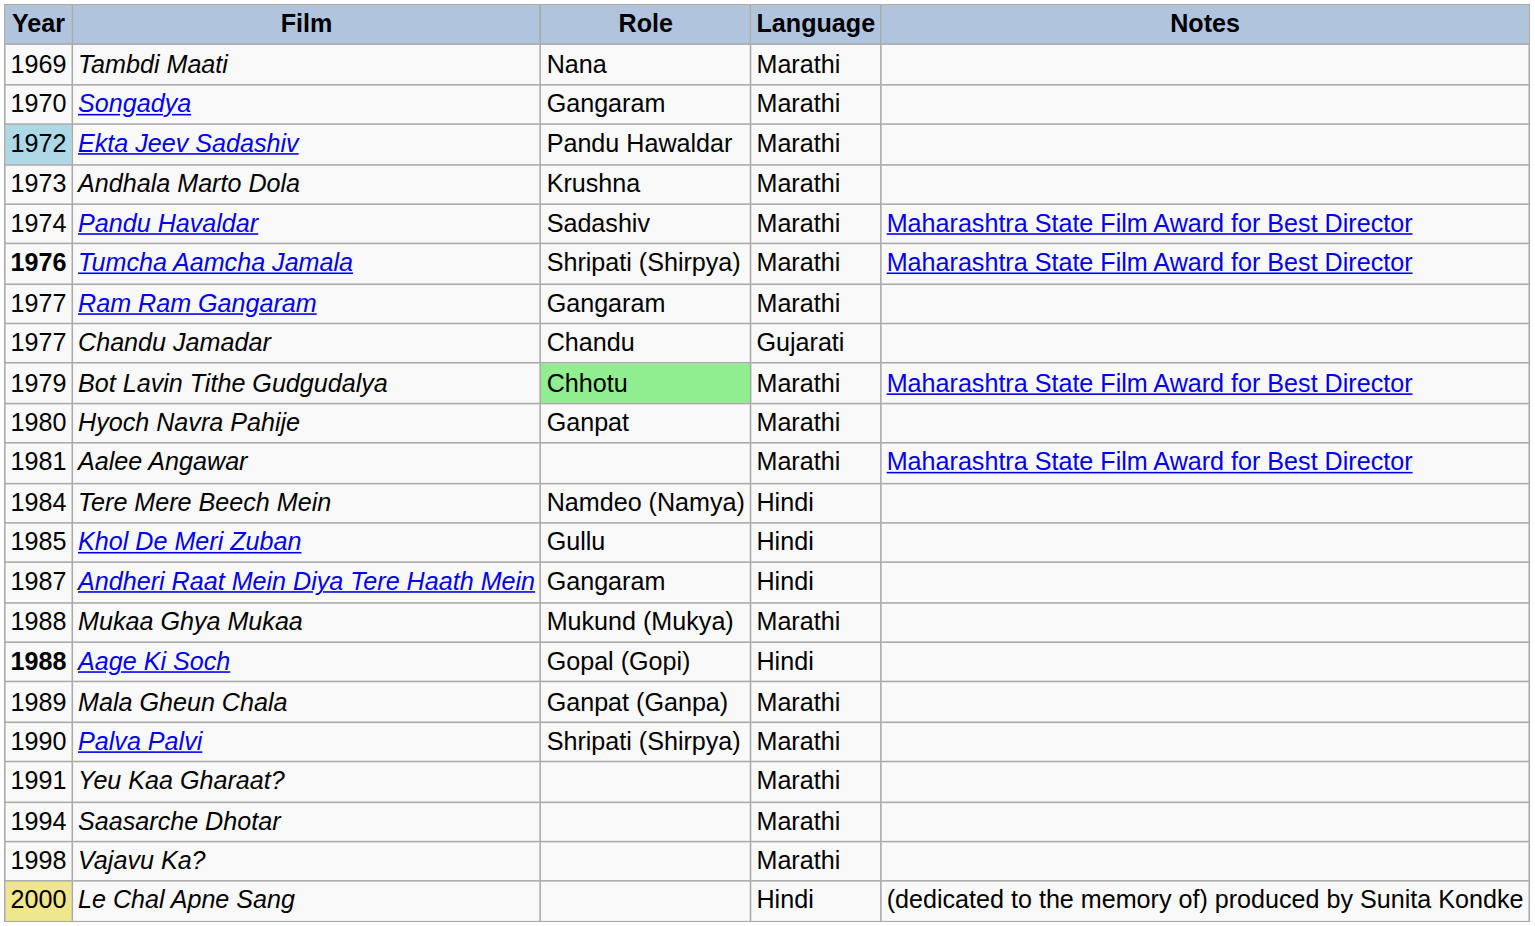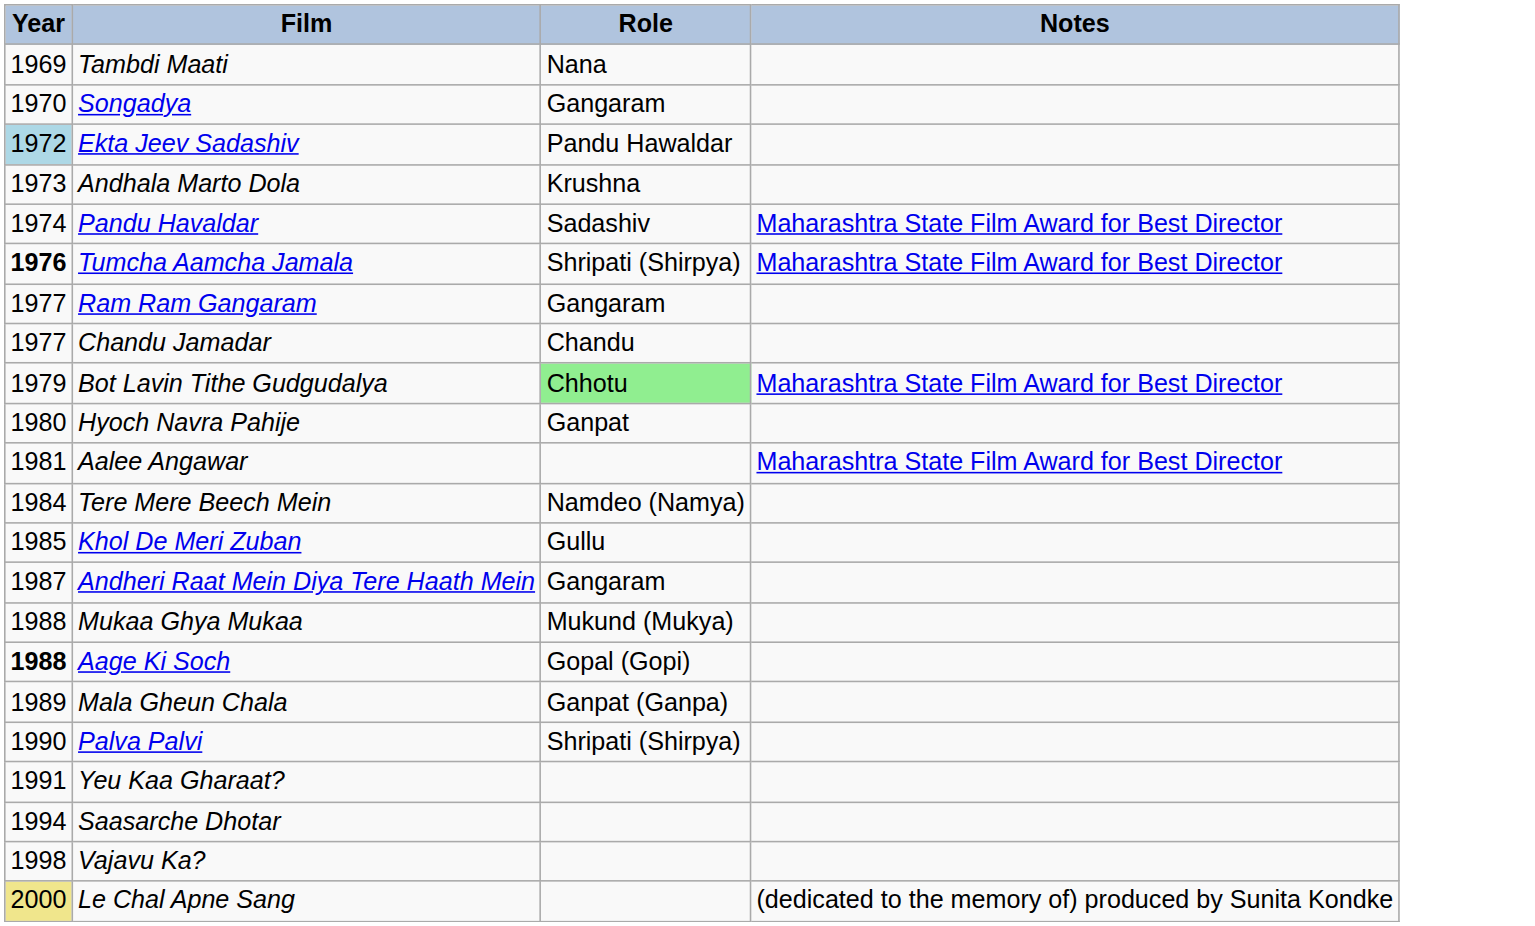- column: (816, 24)
